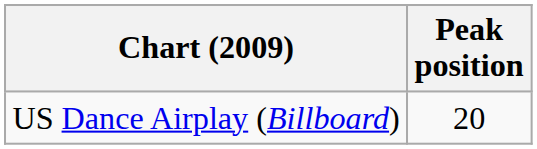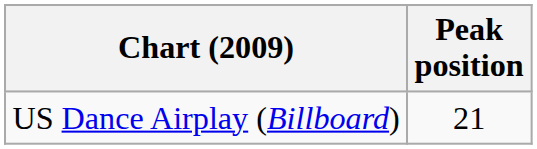(469, 117) 20 -> (469, 117) 21
